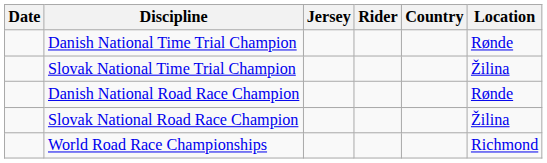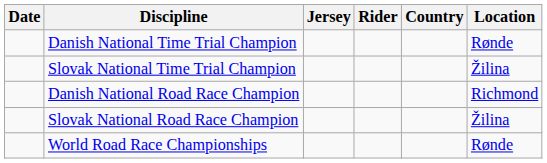(492, 94) Rønde -> (505, 94) Richmond
(505, 145) Richmond -> (492, 145) Rønde
